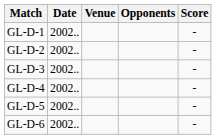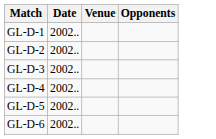- column: (195, 13)
